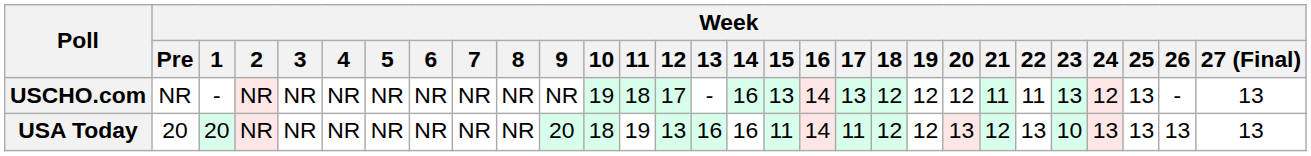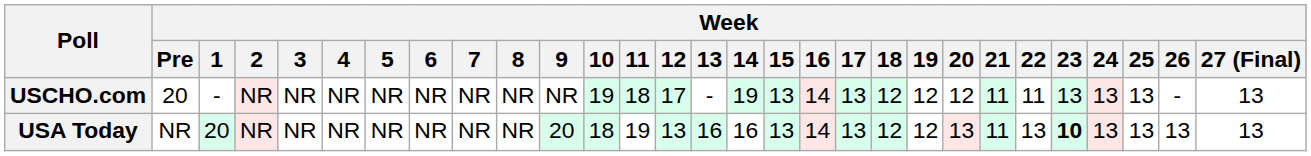(175, 95) NR -> (175, 95) 20
(745, 95) 16 -> (745, 95) 19
(1105, 95) 12 -> (1105, 95) 13
(175, 131) 20 -> (175, 131) NR
(781, 131) 11 -> (781, 131) 13
(853, 131) 11 -> (853, 131) 13
(997, 131) 12 -> (997, 131) 11
(1069, 131) normal -> (1069, 131) bold
